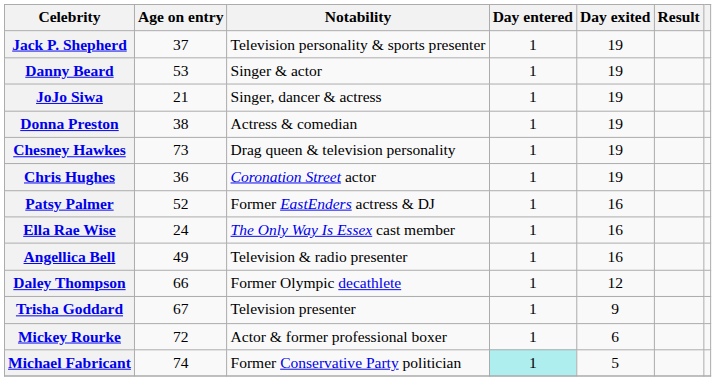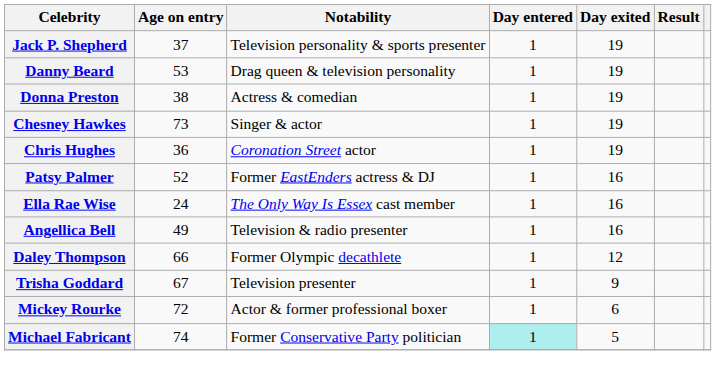(276, 70) Singer & actor -> (343, 70) Drag queen & television personality
- row: (69, 97)
(343, 150) Drag queen & television personality -> (276, 123) Singer & actor
